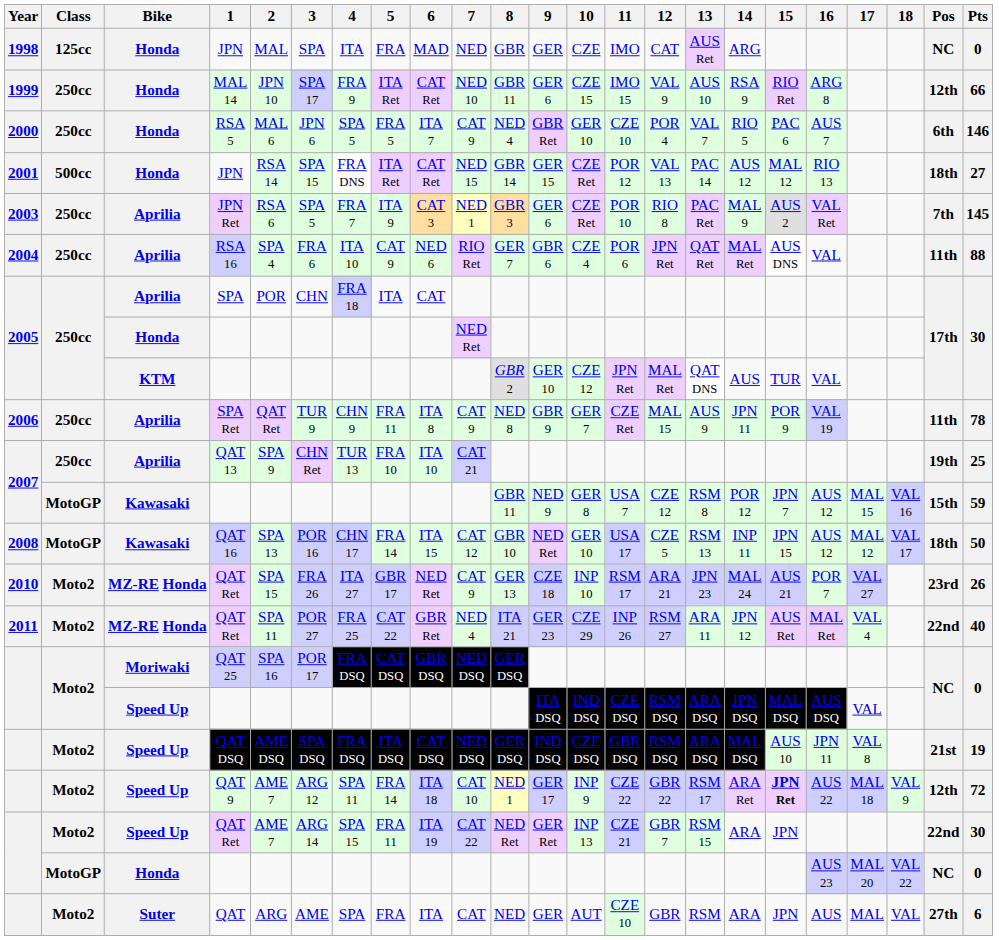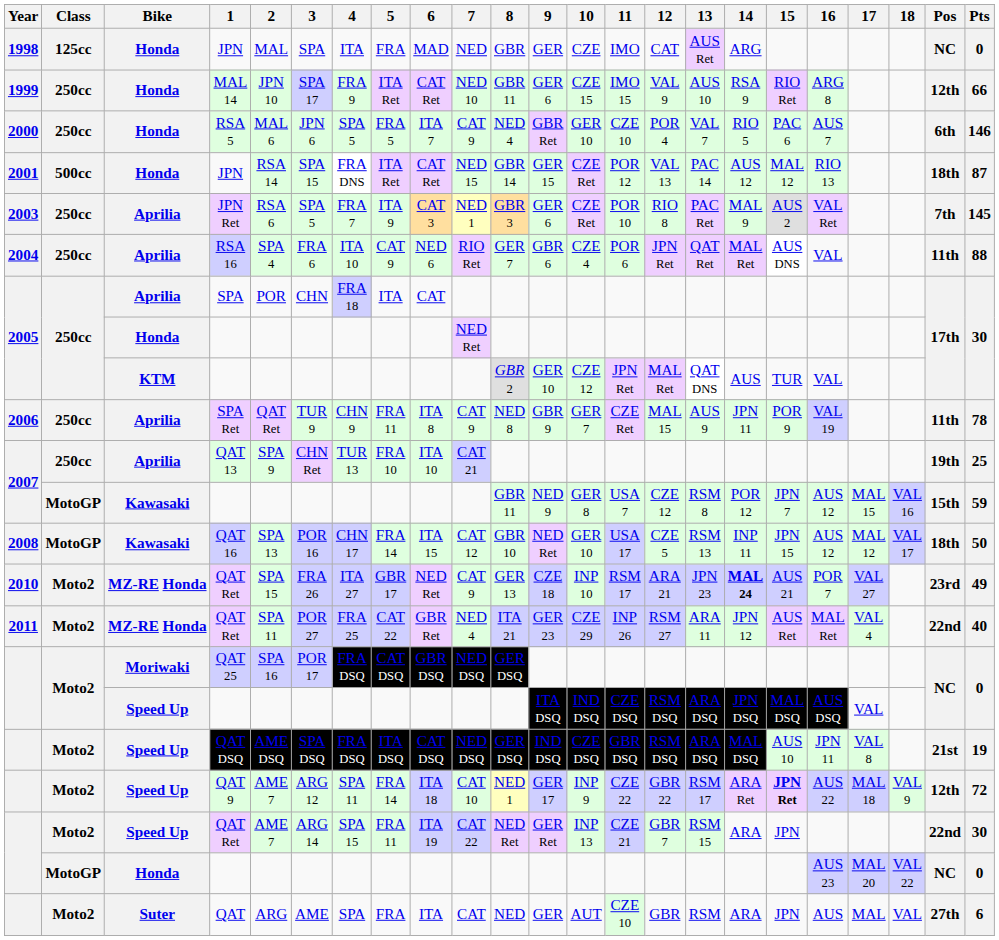(978, 172) 27 -> (979, 172) 87
(745, 584) normal -> (746, 584) bold
(978, 584) 26 -> (979, 584) 49
